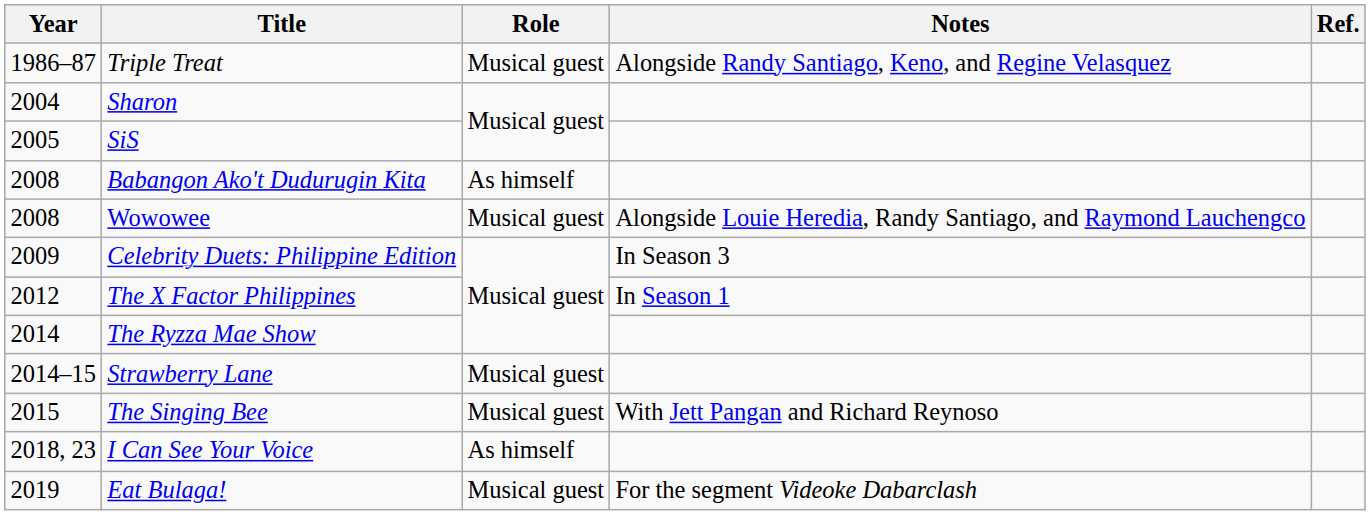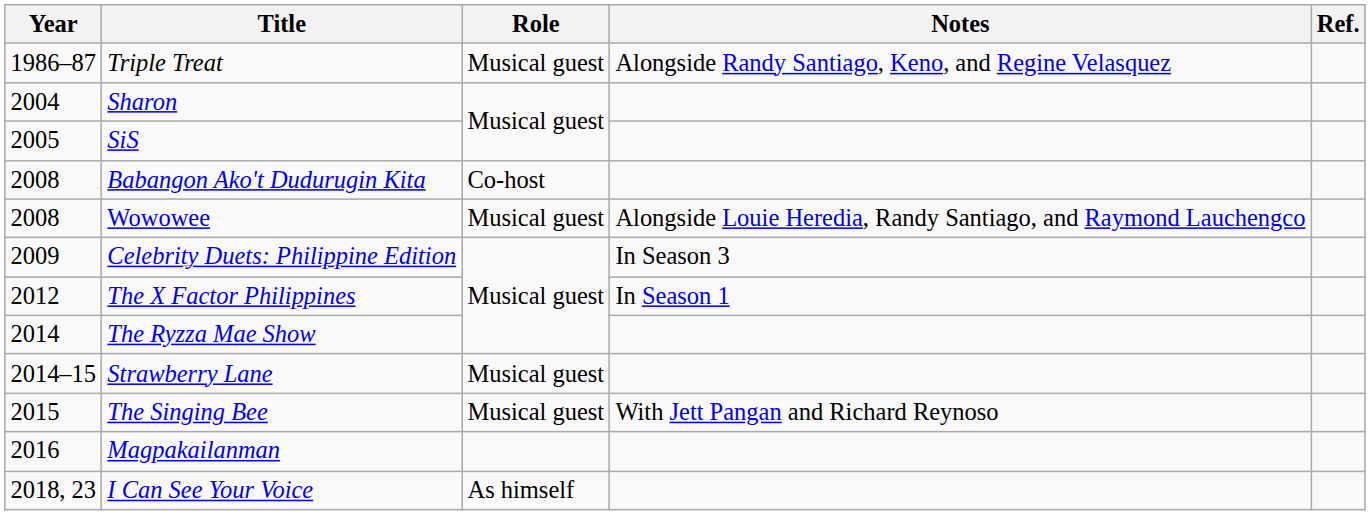(521, 179) As himself -> (506, 179) Co-host
+ row: (194, 450)
- row: (167, 489)
